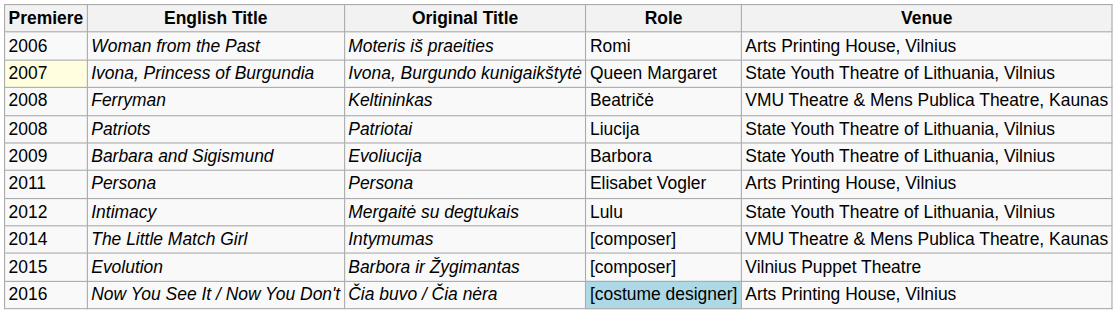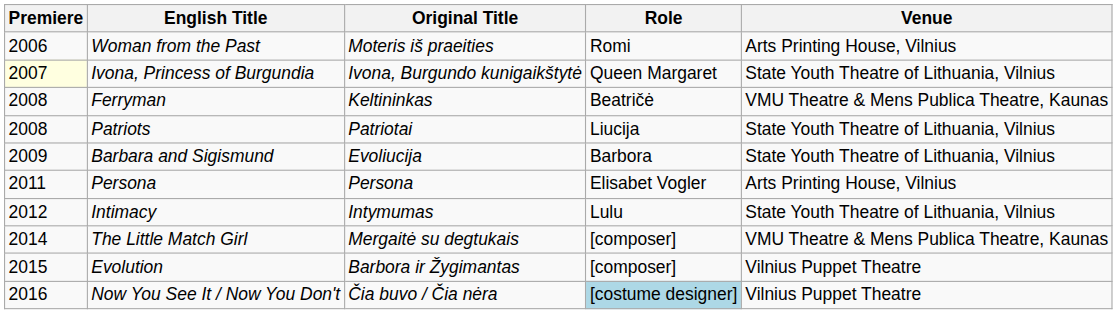(434, 211) Mergaitė su degtukais -> (391, 211) Intymumas
(391, 239) Intymumas -> (434, 239) Mergaitė su degtukais
(851, 294) Arts Printing House, Vilnius -> (833, 294) Vilnius Puppet Theatre
